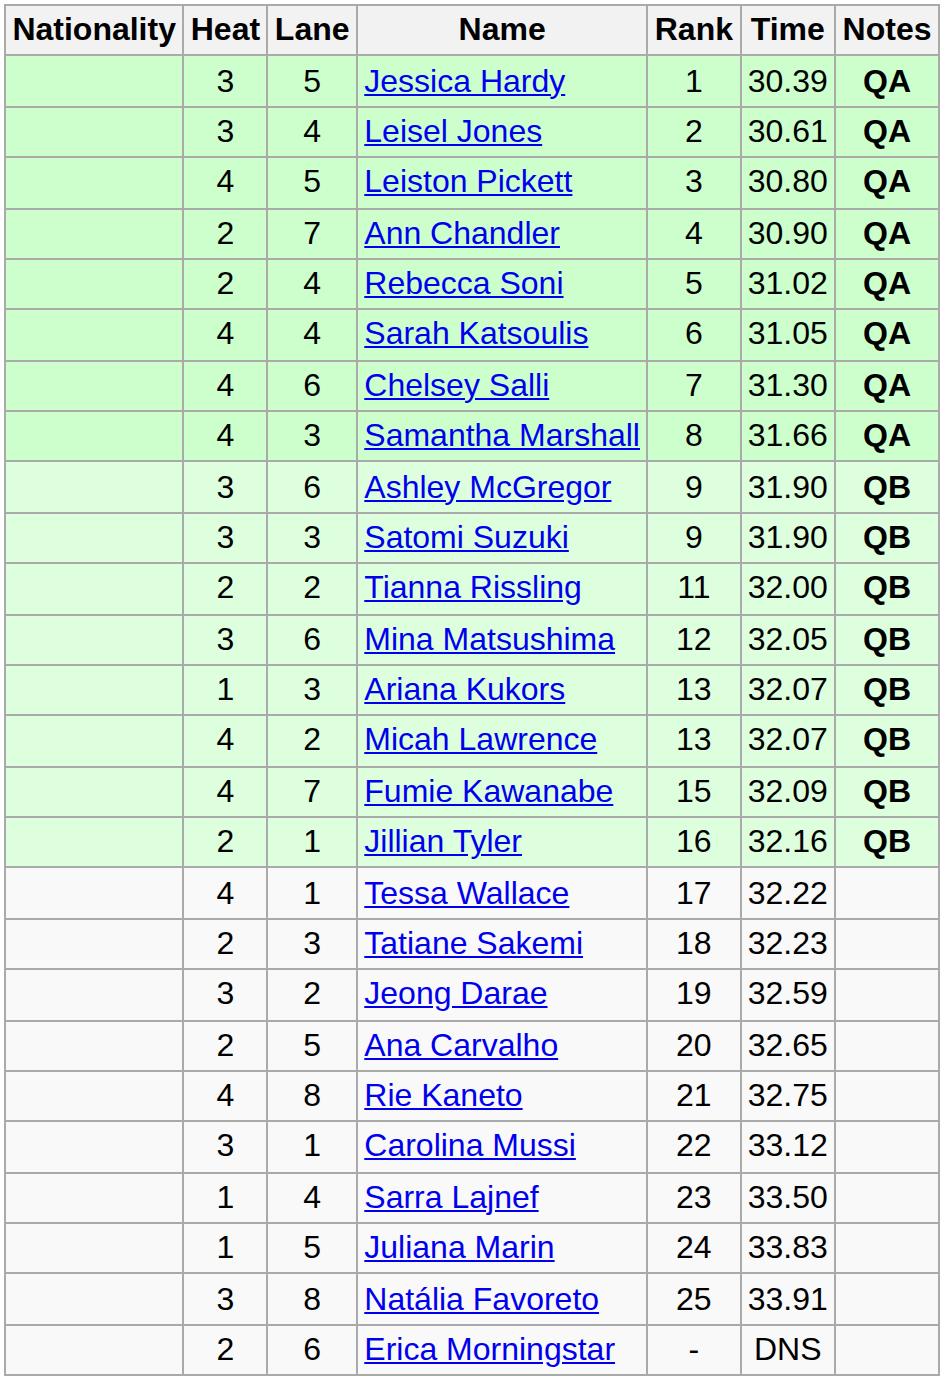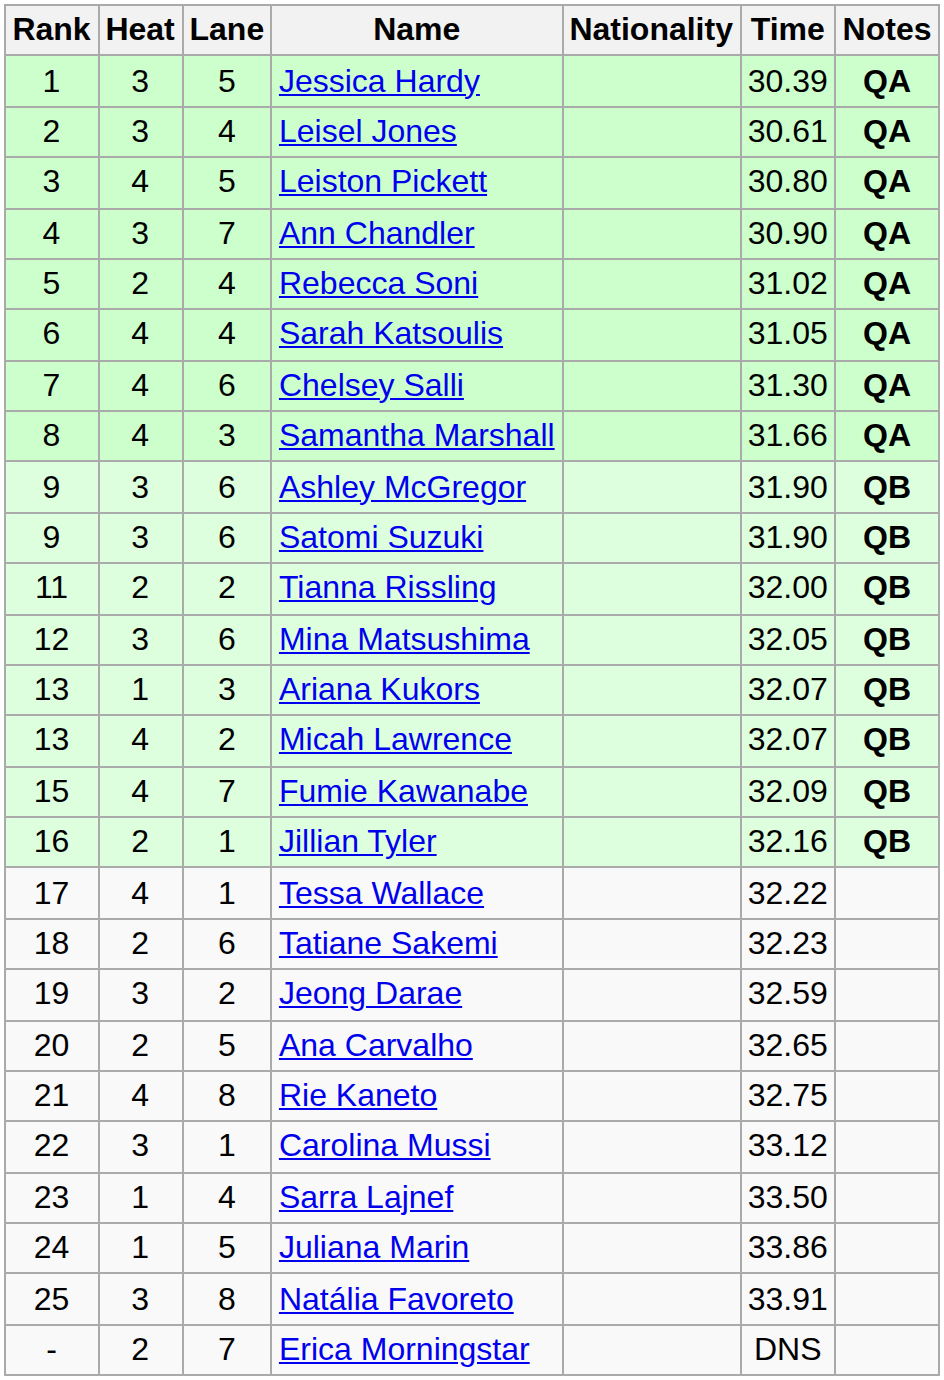columns swapped: (694, 29) <-> (94, 29)
(225, 232) 2 -> (140, 232) 3
(312, 537) 3 -> (227, 537) 6
(312, 943) 3 -> (227, 943) 6
(788, 1247) 33.83 -> (788, 1247) 33.86
(312, 1349) 6 -> (227, 1349) 7
